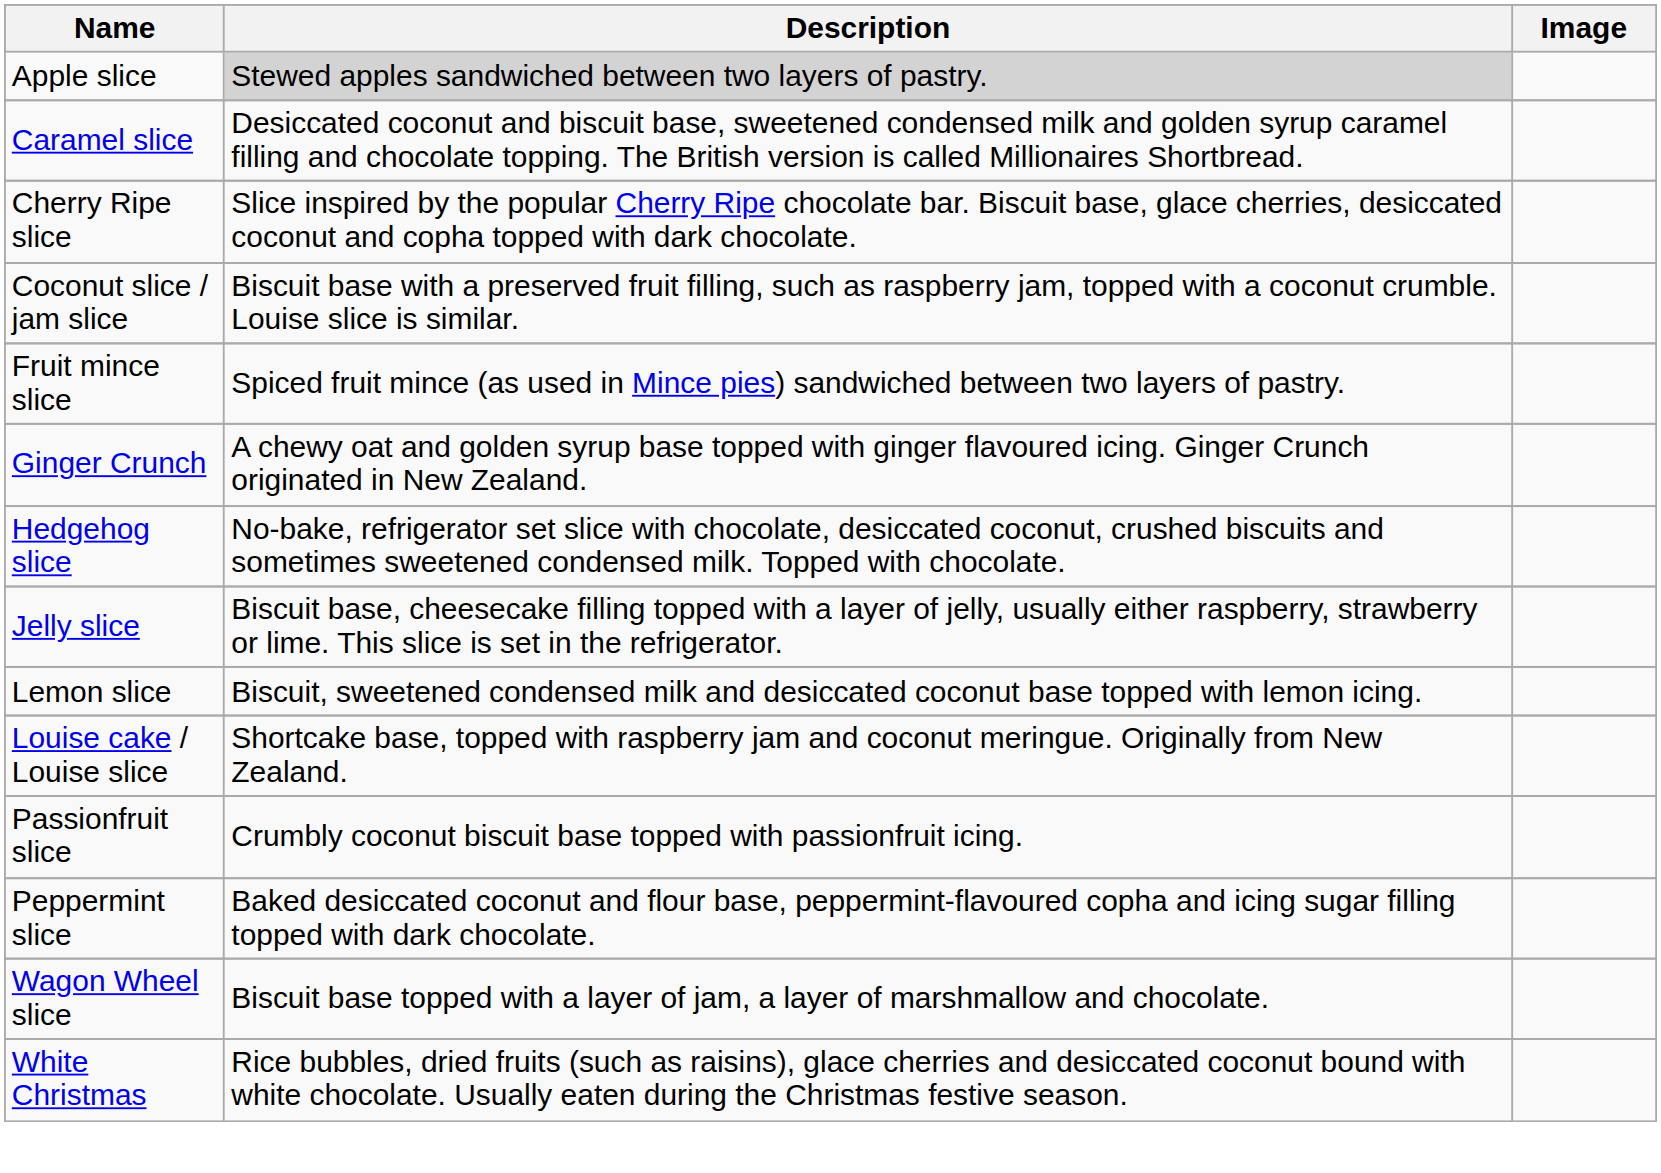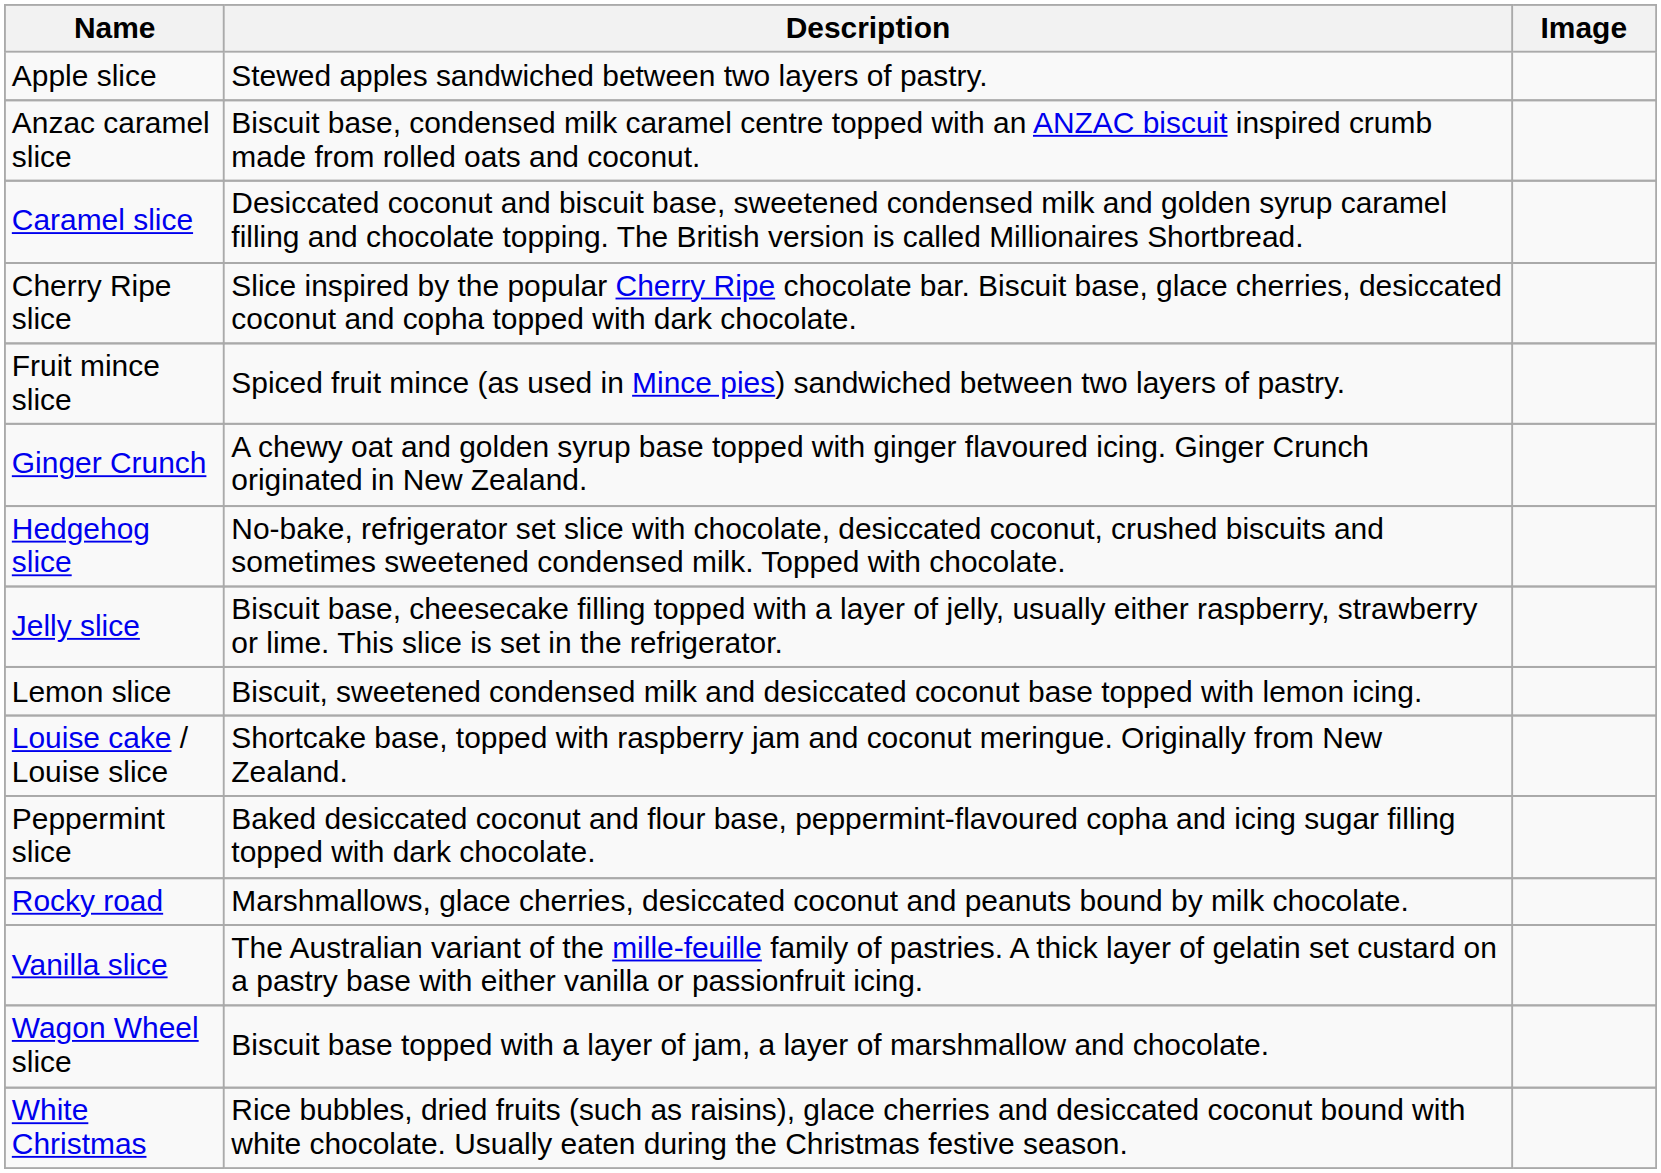(609, 75) lightgrey background -> (609, 75) no background
+ row: (111, 139)
- row: (110, 302)
- row: (90, 836)
+ row: (87, 900)
+ row: (90, 964)
